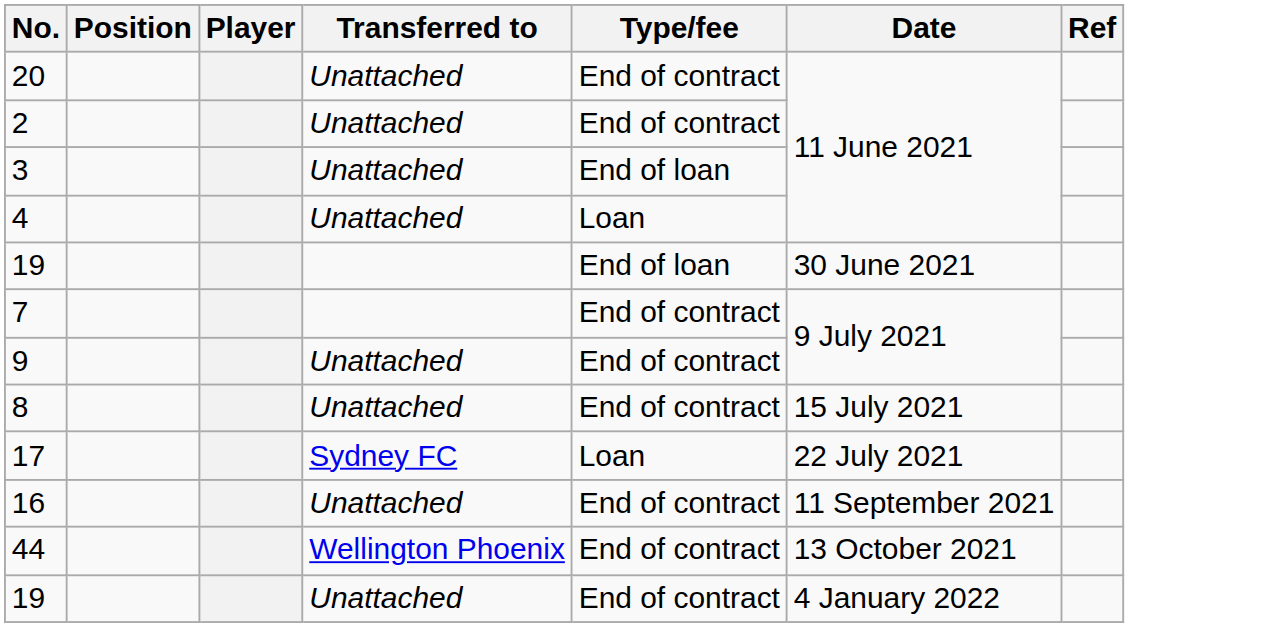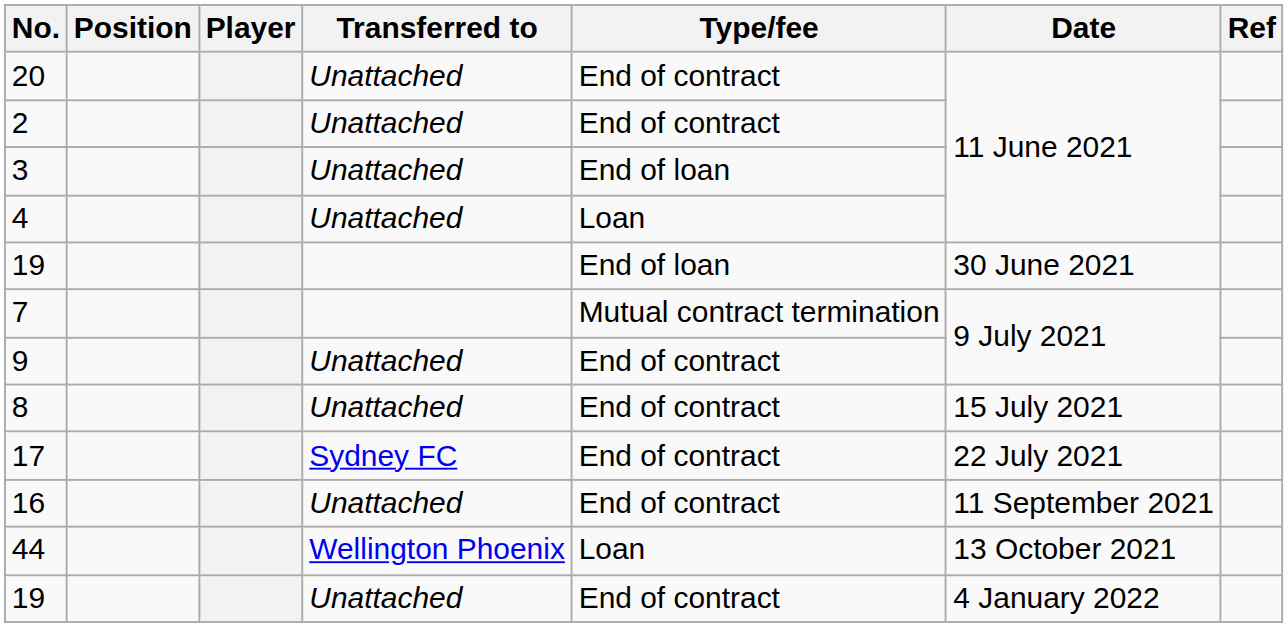(679, 312) End of contract -> (759, 312) Mutual contract termination
(612, 455) Loan -> (679, 455) End of contract
(679, 550) End of contract -> (612, 550) Loan
